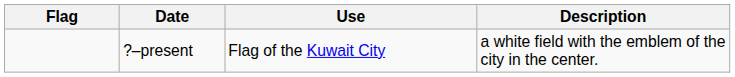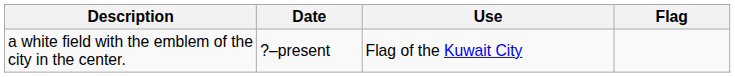columns swapped: (62, 16) <-> (603, 16)
